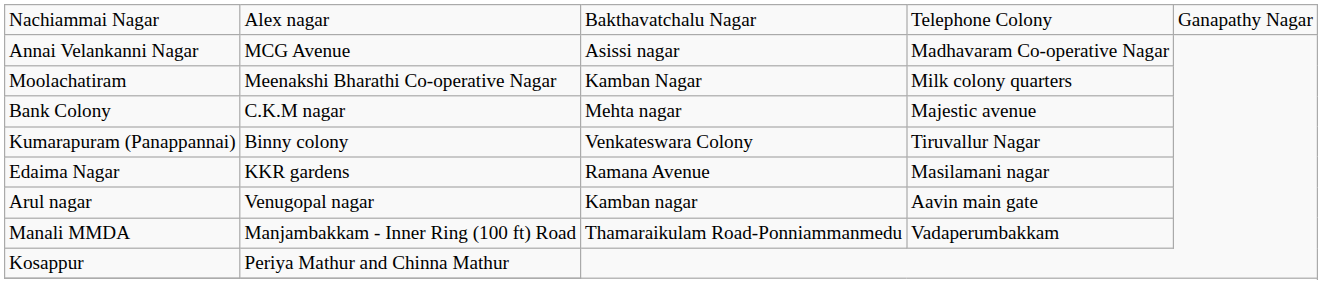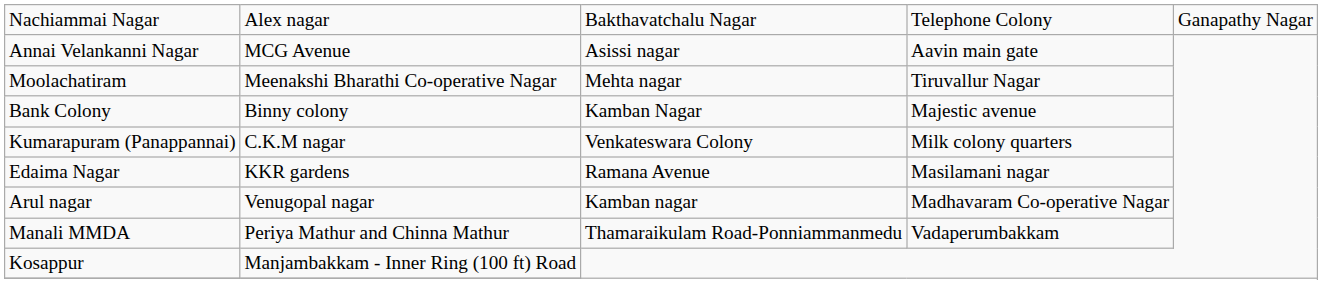(1040, 50) Madhavaram Co-operative Nagar -> (975, 50) Aavin main gate
(643, 80) Kamban Nagar -> (633, 80) Mehta nagar
(992, 80) Milk colony quarters -> (975, 80) Tiruvallur Nagar
(295, 111) C.K.M nagar -> (296, 111) Binny colony
(633, 111) Mehta nagar -> (643, 111) Kamban Nagar
(296, 141) Binny colony -> (295, 141) C.K.M nagar
(975, 141) Tiruvallur Nagar -> (992, 141) Milk colony quarters
(975, 202) Aavin main gate -> (1040, 202) Madhavaram Co-operative Nagar
(410, 232) Manjambakkam - Inner Ring (100 ft) Road -> (377, 232) Periya Mathur and Chinna Mathur
(377, 263) Periya Mathur and Chinna Mathur -> (410, 263) Manjambakkam - Inner Ring (100 ft) Road
